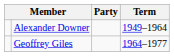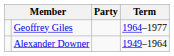rows swapped: (52, 28) <-> (43, 43)
